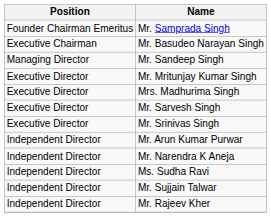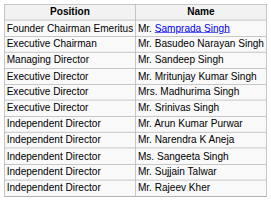- row: (179, 108)
+ row: (183, 156)
- row: (173, 172)
